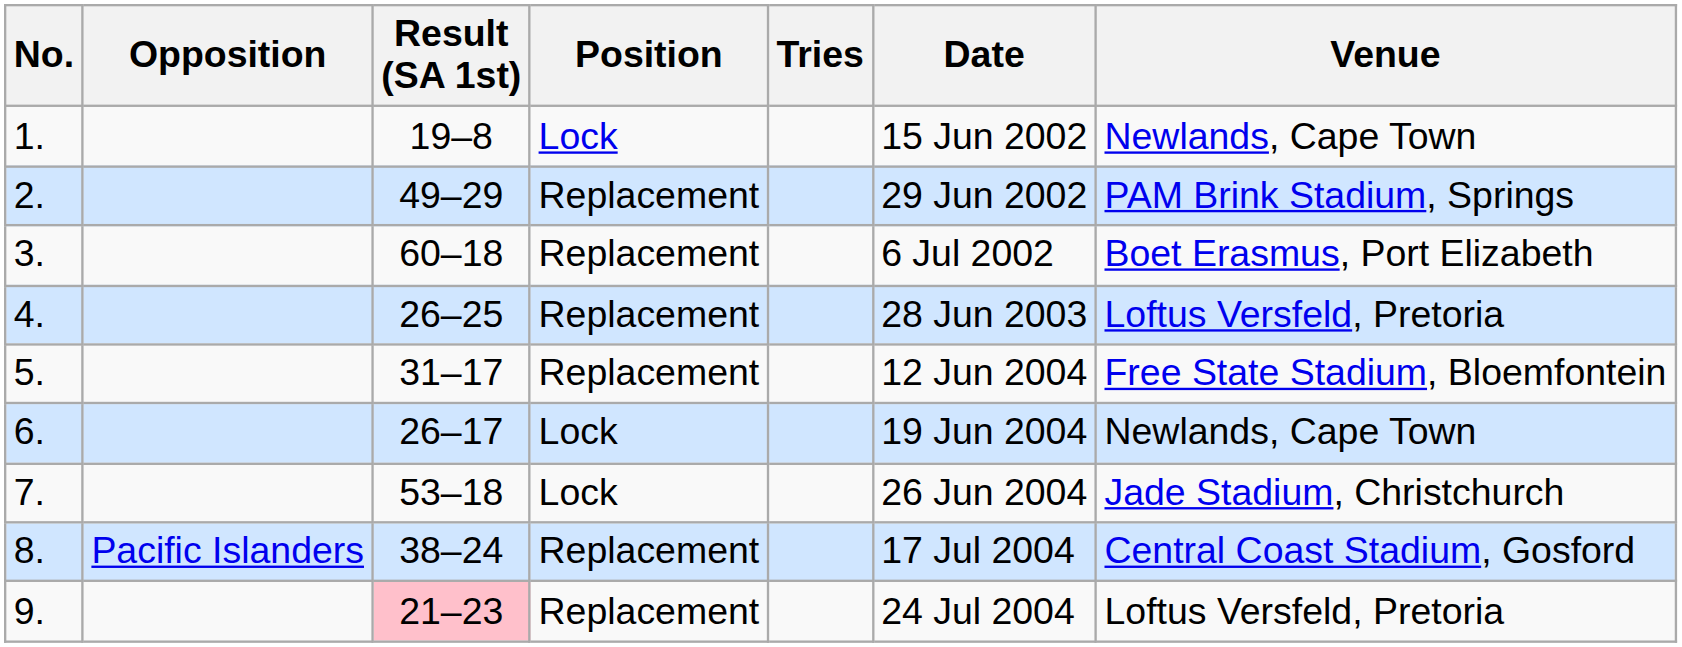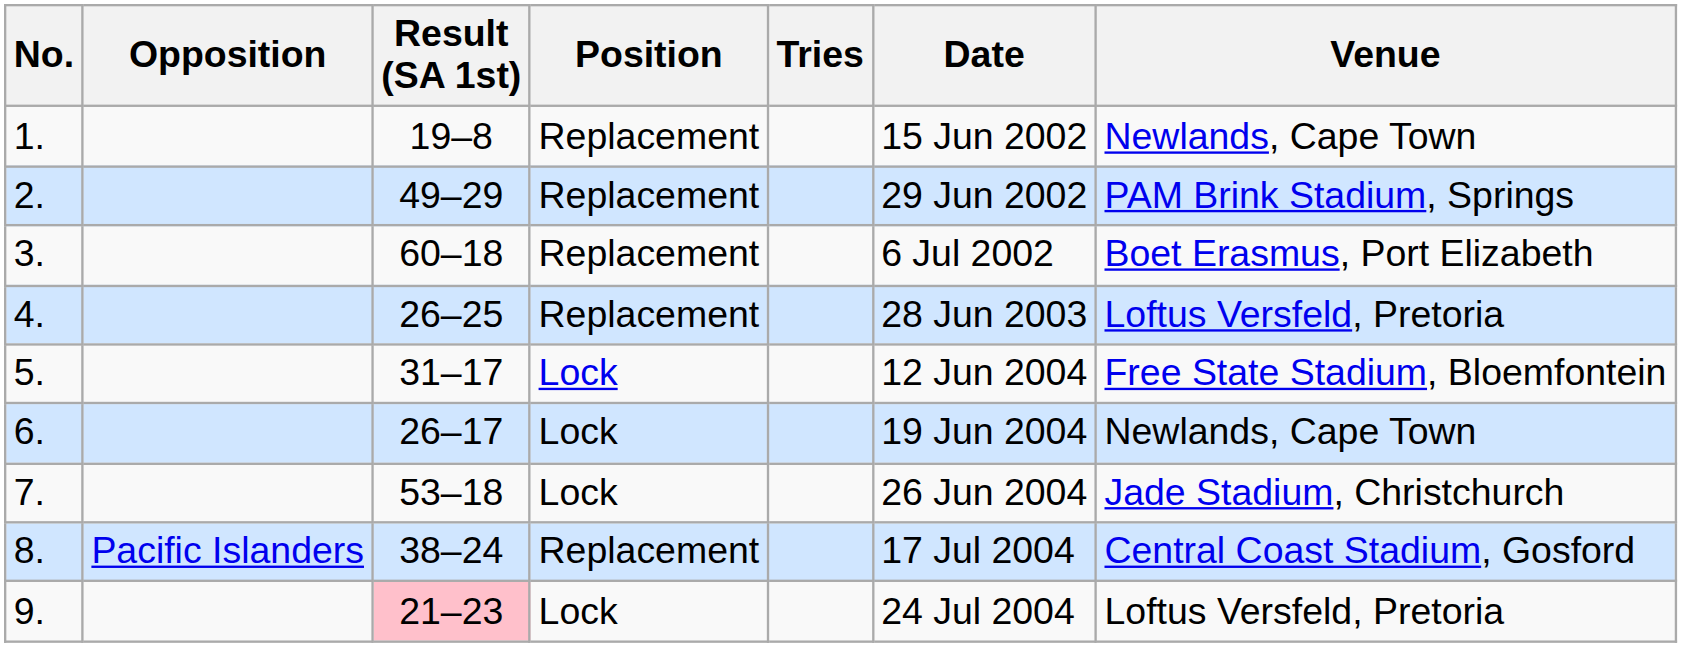(578, 135) Lock -> (649, 135) Replacement
(649, 373) Replacement -> (578, 373) Lock
(649, 610) Replacement -> (578, 610) Lock
